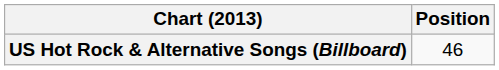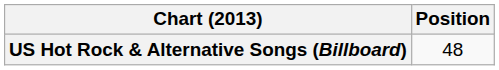(453, 49) 46 -> (453, 49) 48
